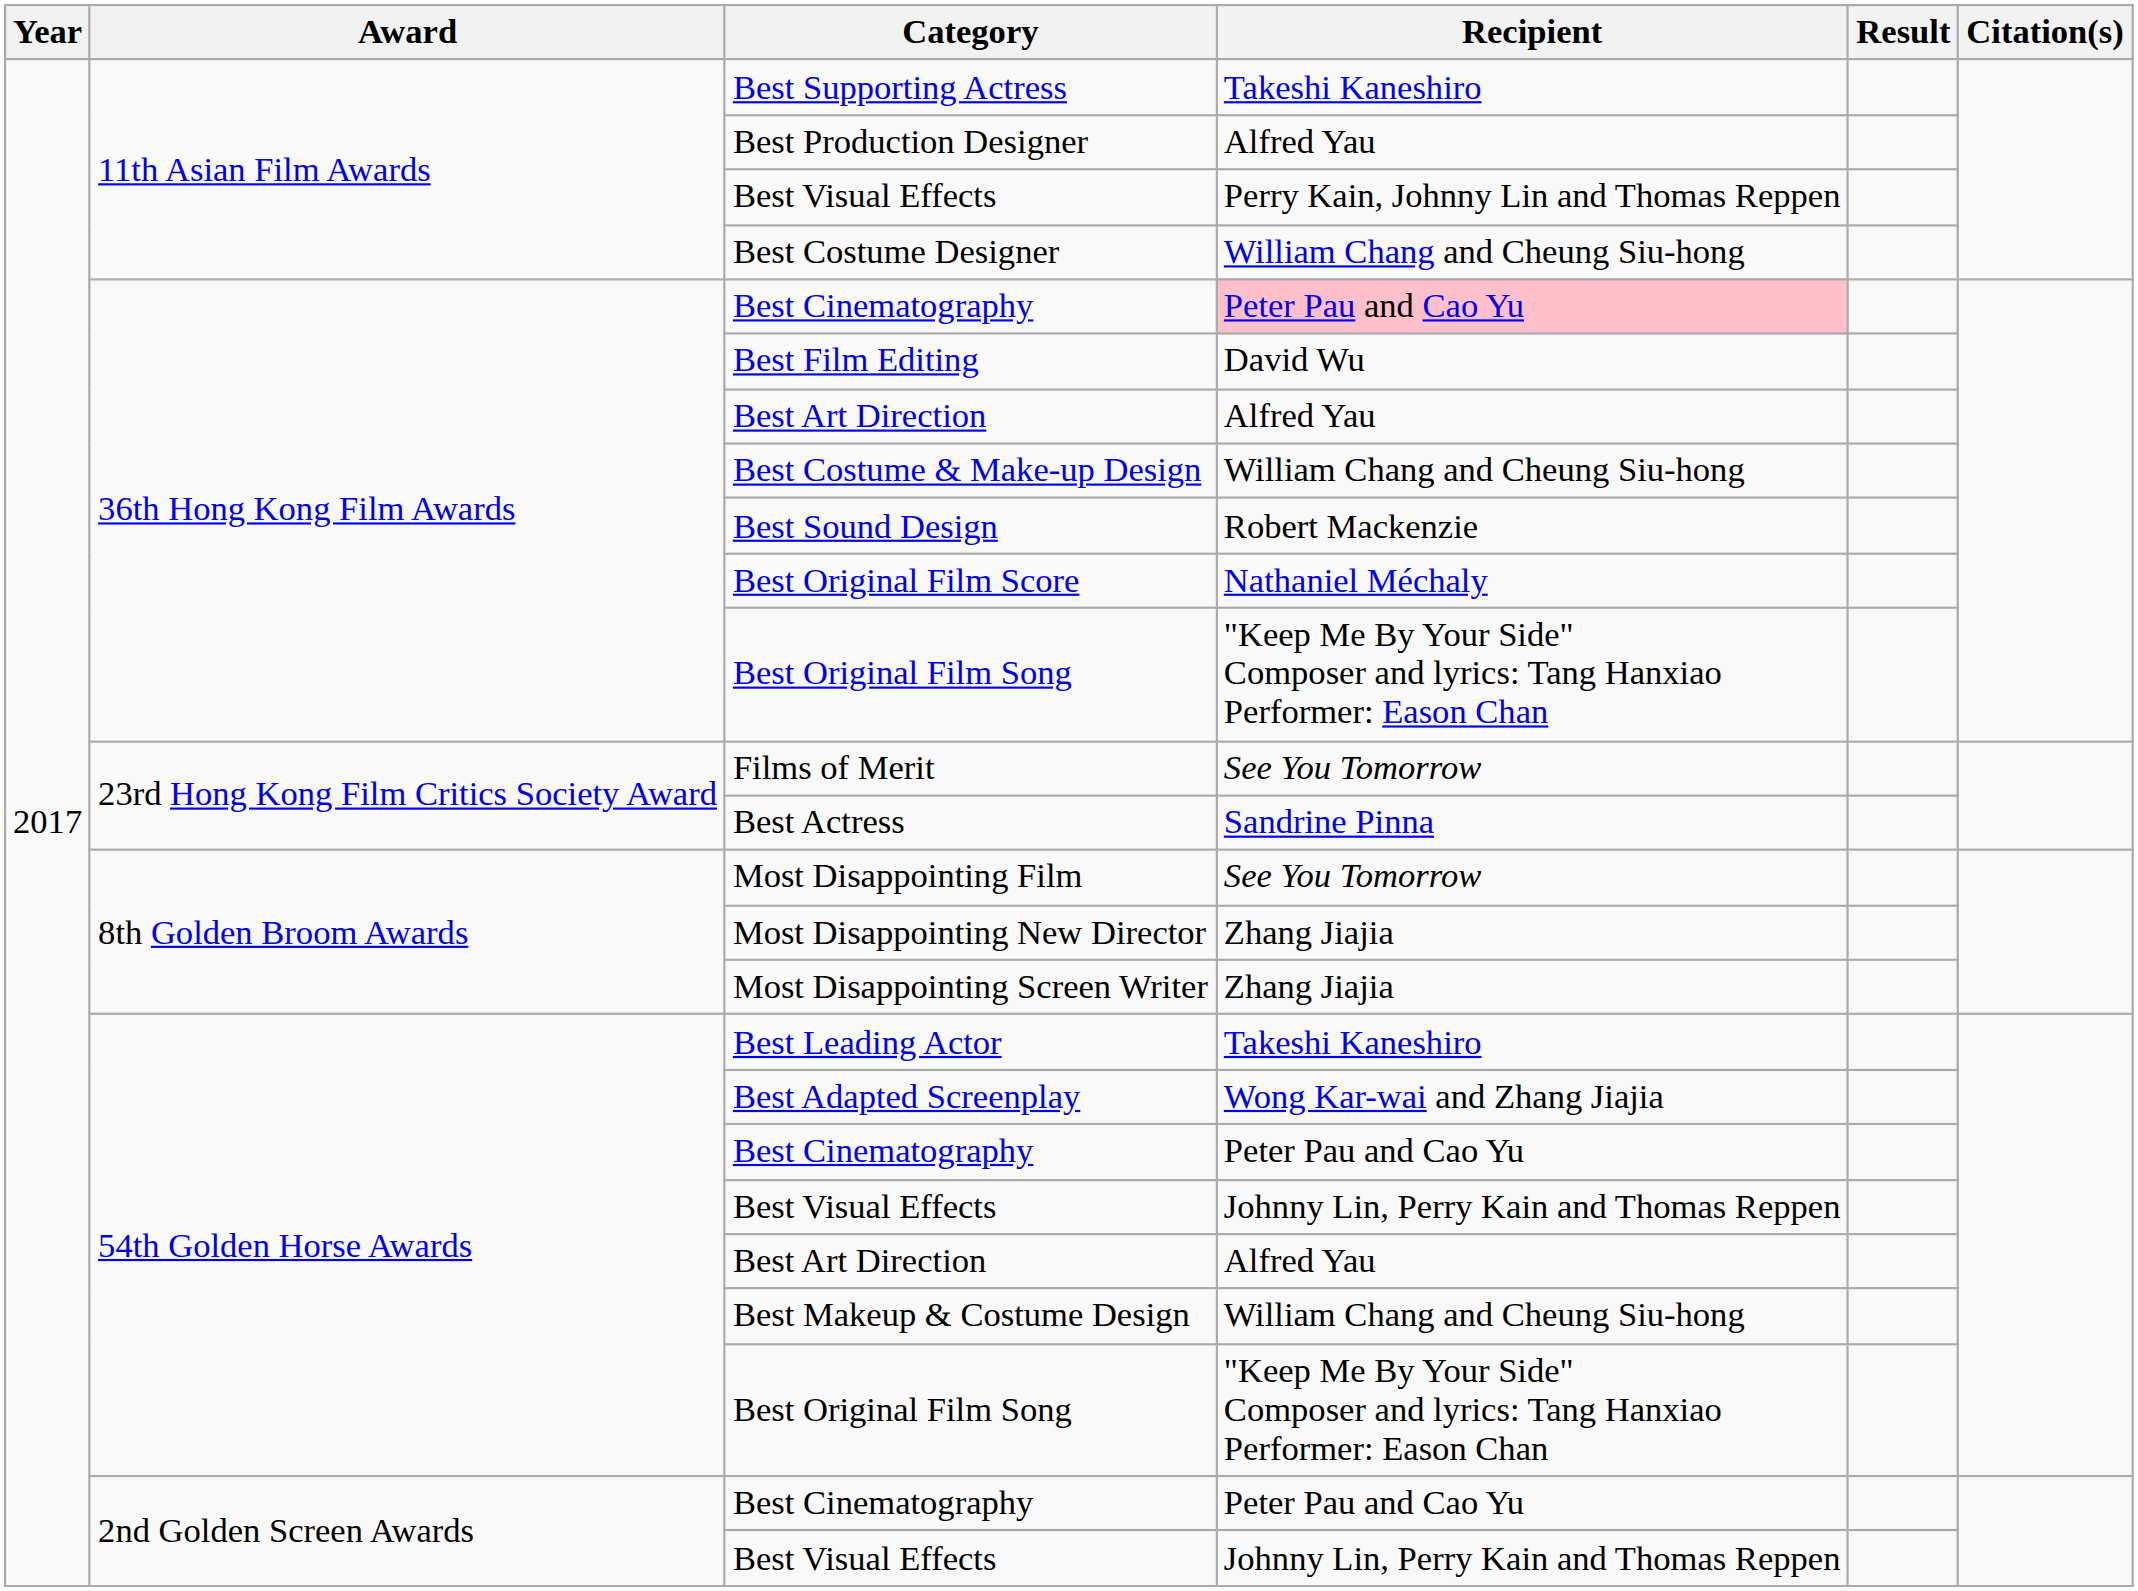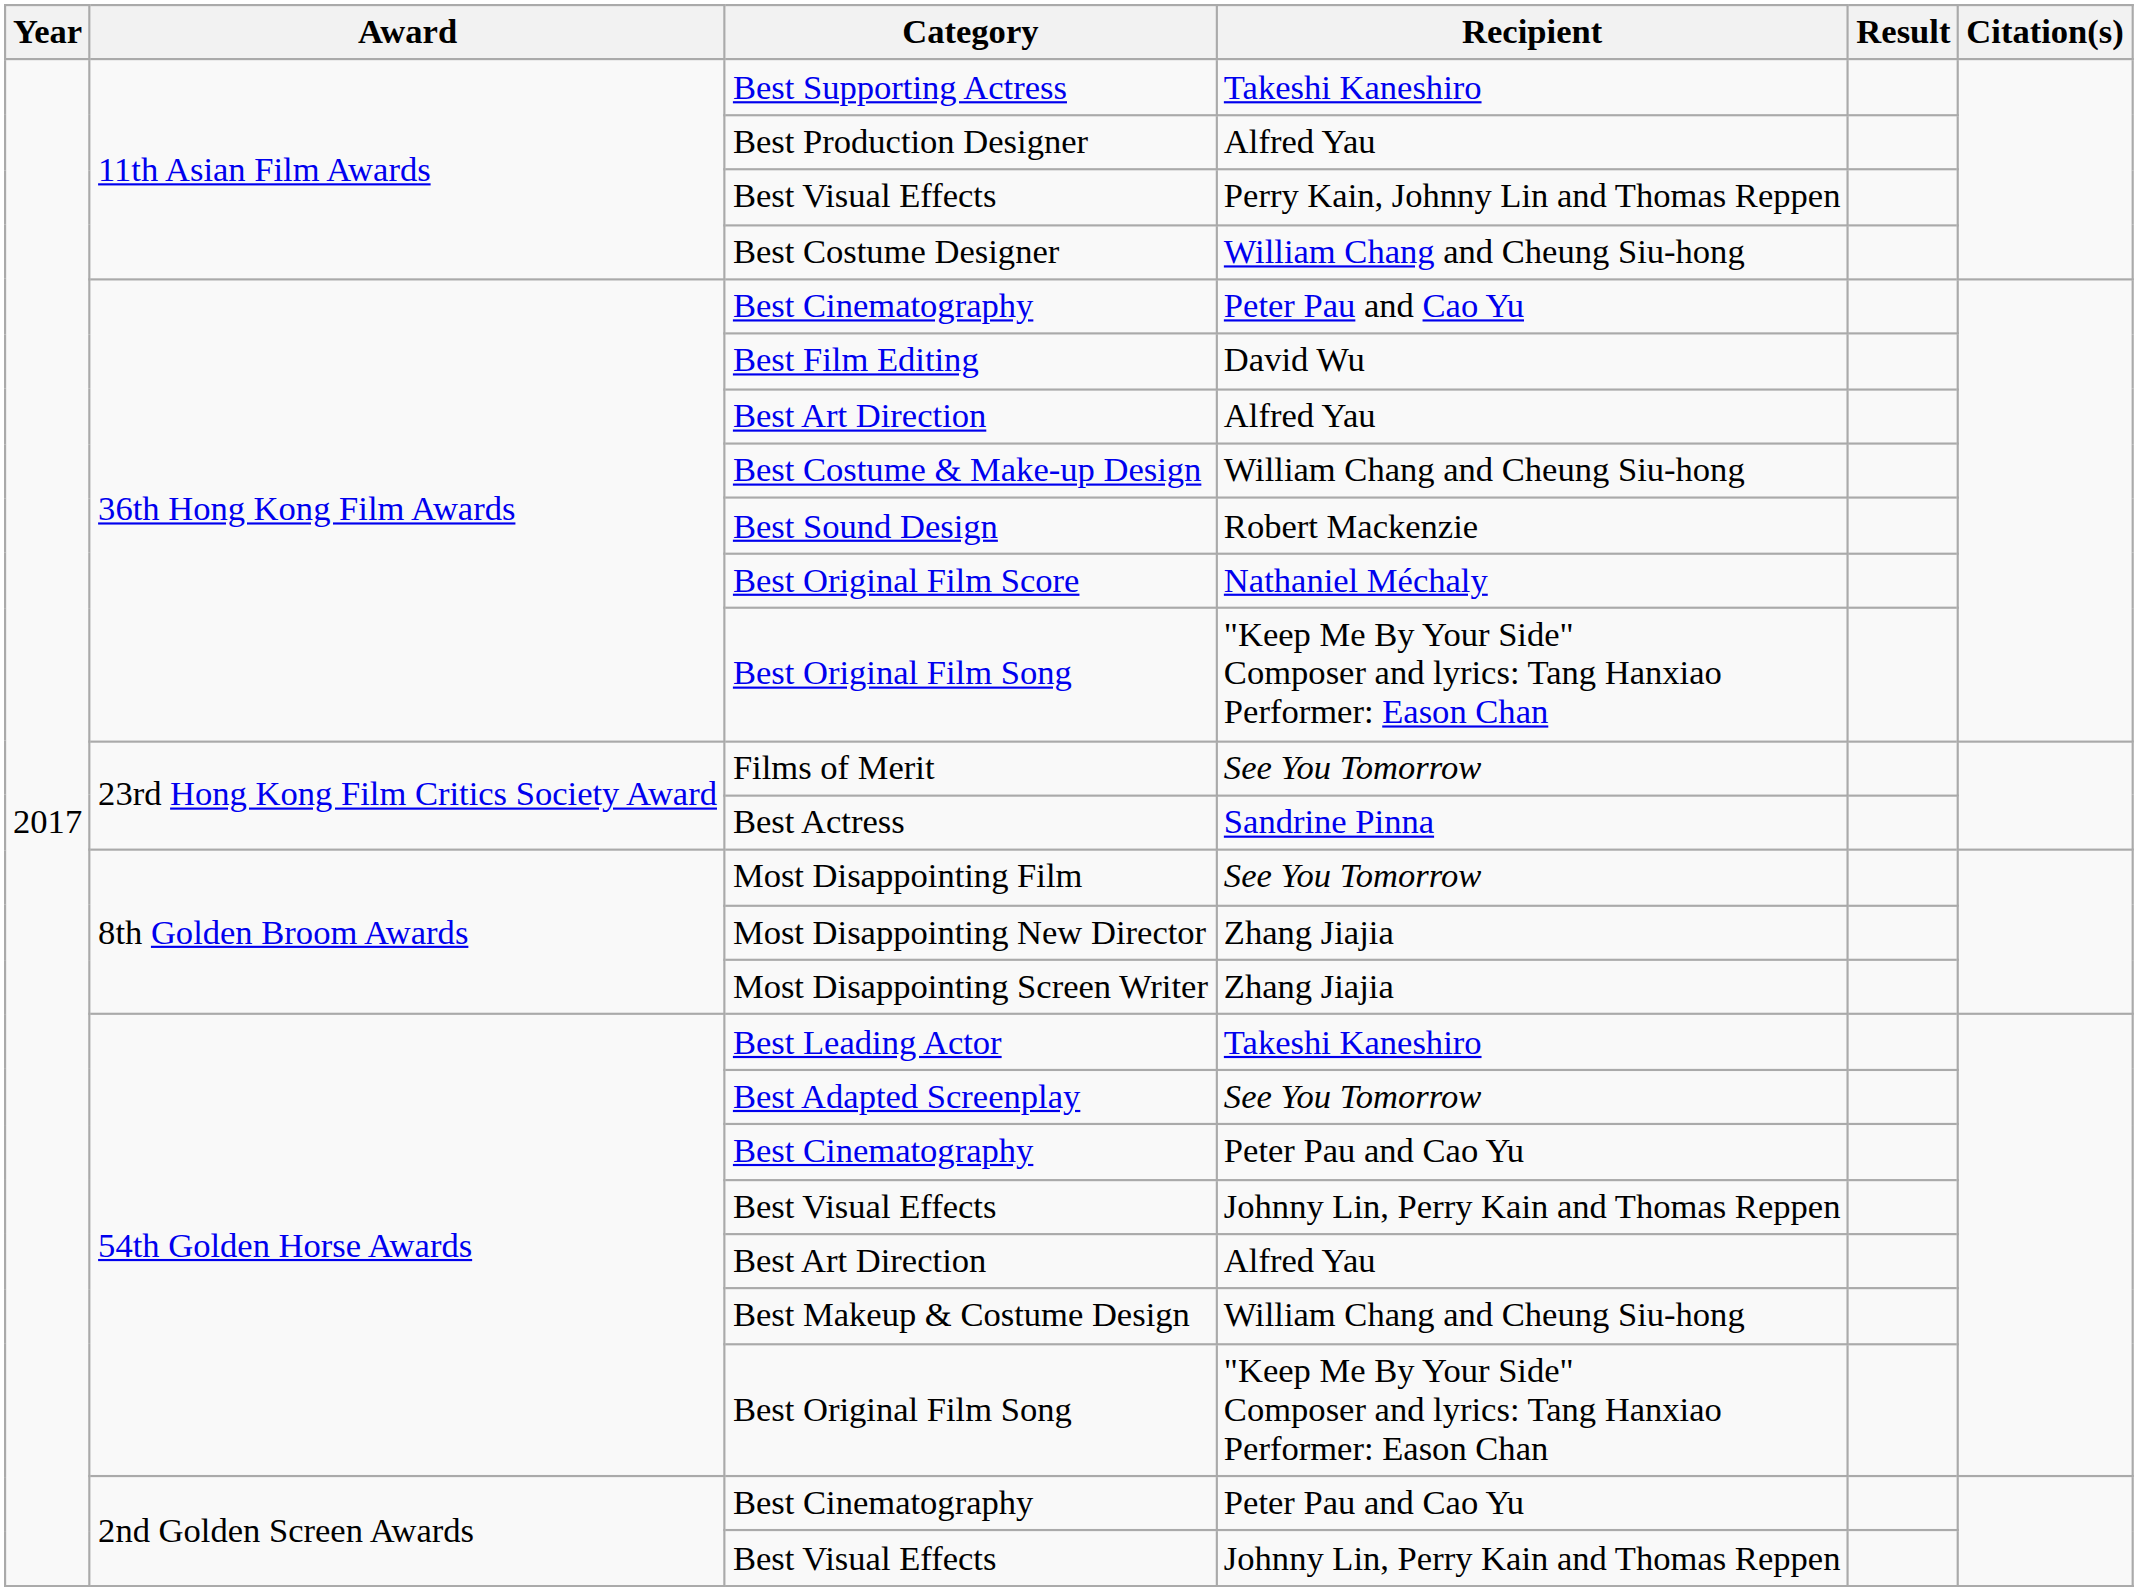(1374, 305) pink background -> (1374, 305) no background
(1444, 1096) Wong Kar-wai and Zhang Jiajia -> (1353, 1096) See You Tomorrow
